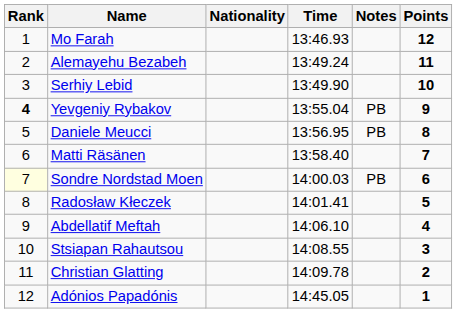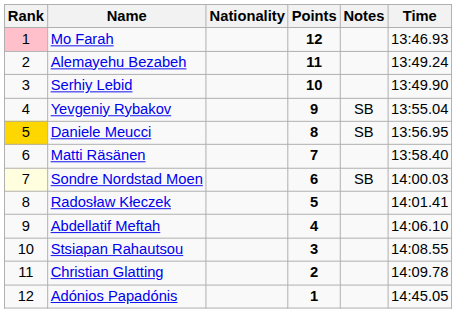columns swapped: (320, 16) <-> (426, 16)
(26, 39) no background -> (26, 39) pink background
(26, 109) bold -> (26, 109) normal
(376, 109) PB -> (364, 109) SB
(26, 132) no background -> (26, 132) gold background
(376, 132) PB -> (364, 132) SB
(376, 179) PB -> (364, 179) SB
